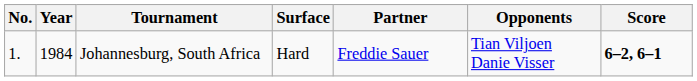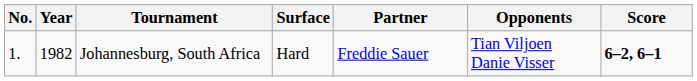(56, 53) 1984 -> (56, 53) 1982
